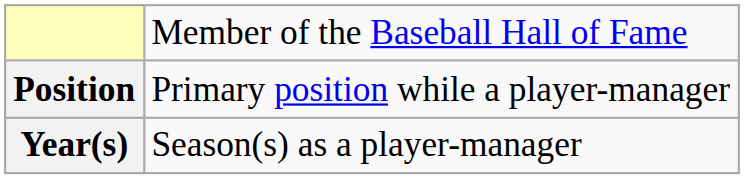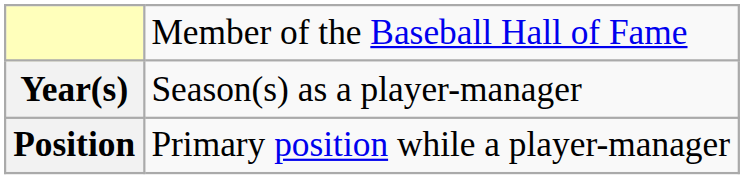rows swapped: (74, 144) <-> (74, 88)
